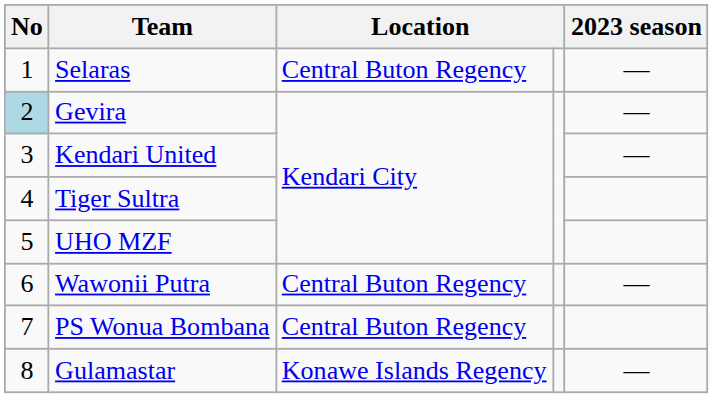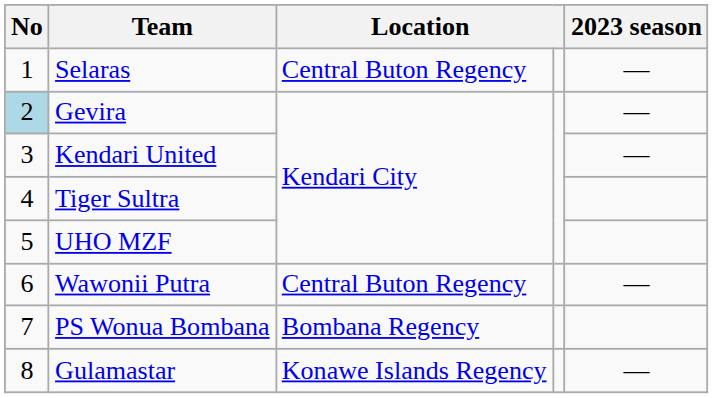(404, 327) Central Buton Regency -> (381, 327) Bombana Regency
